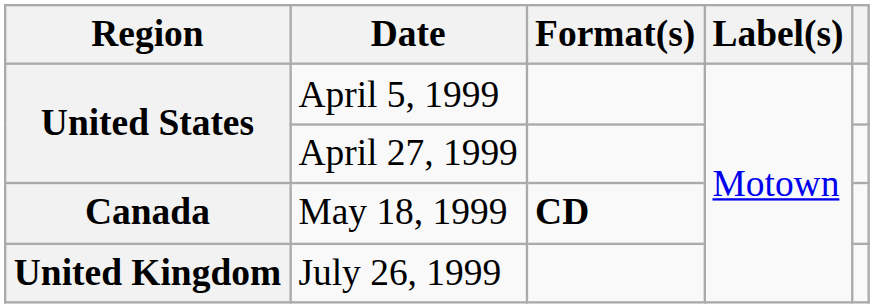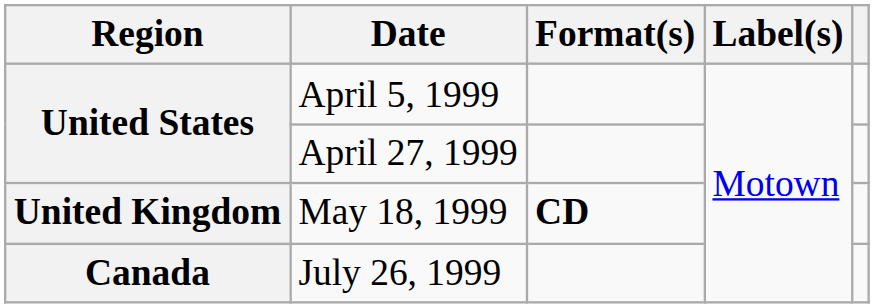(147, 212) Canada -> (147, 212) United Kingdom
(147, 271) United Kingdom -> (147, 271) Canada
